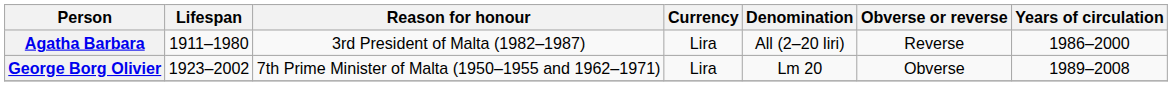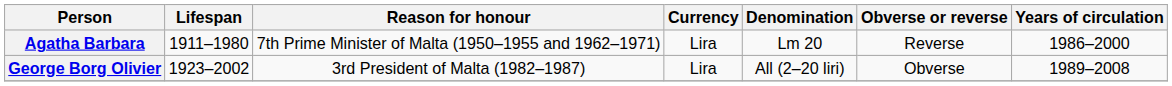(459, 43) 3rd President of Malta (1982–1987) -> (459, 43) 7th Prime Minister of Malta (1950–1955 and 1962–1971)
(800, 43) All (2–20 liri) -> (800, 43) Lm 20
(459, 68) 7th Prime Minister of Malta (1950–1955 and 1962–1971) -> (459, 68) 3rd President of Malta (1982–1987)
(800, 68) Lm 20 -> (800, 68) All (2–20 liri)
